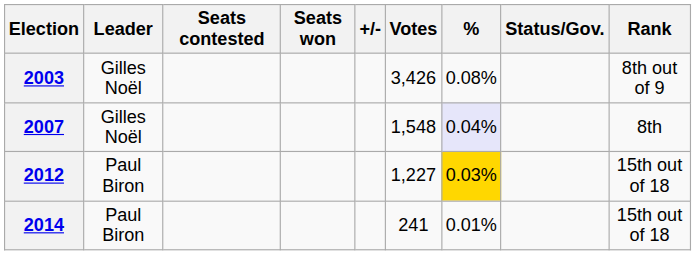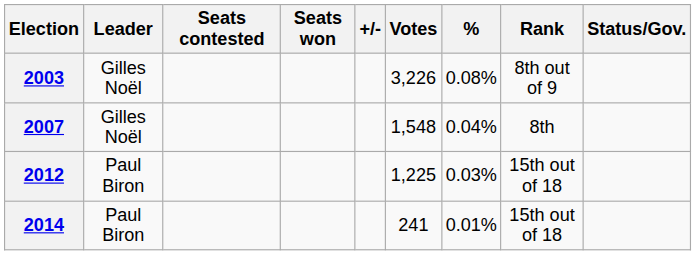columns swapped: (650, 29) <-> (555, 29)
(413, 78) 3,426 -> (413, 78) 3,226
(471, 127) lavender background -> (471, 127) no background
(413, 176) 1,227 -> (413, 176) 1,225
(471, 176) gold background -> (471, 176) no background
